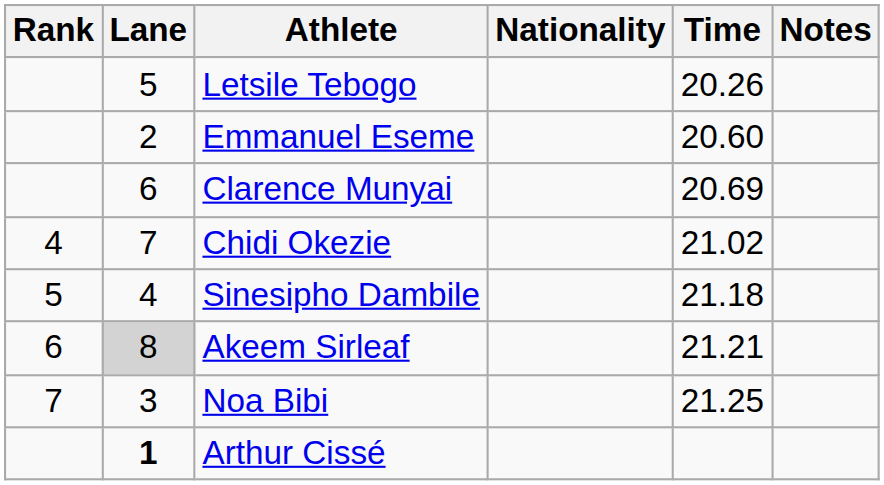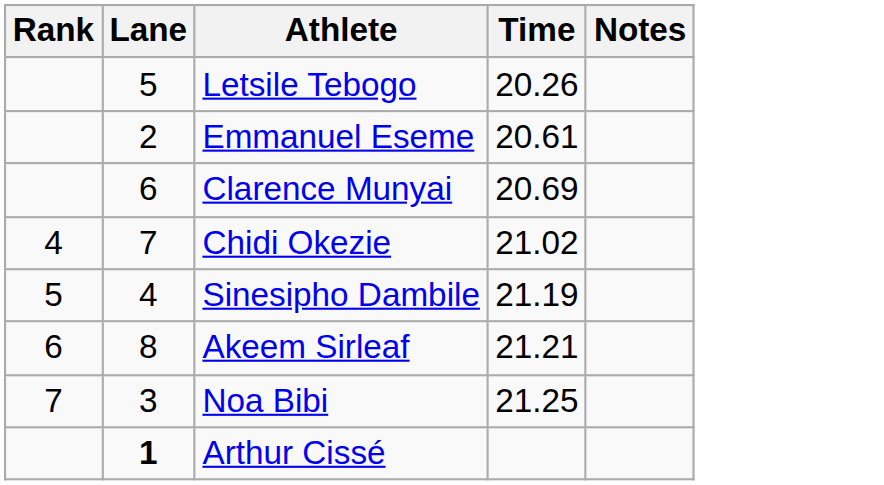- column: (580, 30)
(722, 136) 20.60 -> (537, 136) 20.61
(722, 294) 21.18 -> (537, 294) 21.19
(148, 347) lightgrey background -> (148, 347) no background
